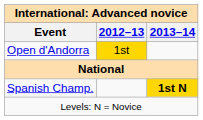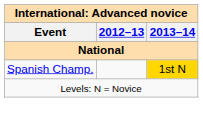- row: (48, 50)
(172, 87) bold -> (172, 69) normal
